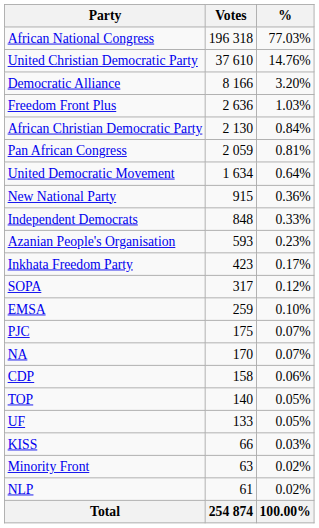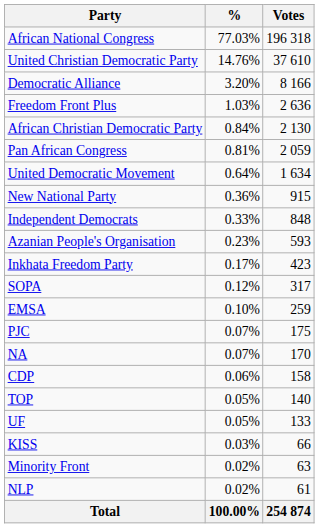columns swapped: (231, 15) <-> (285, 15)
